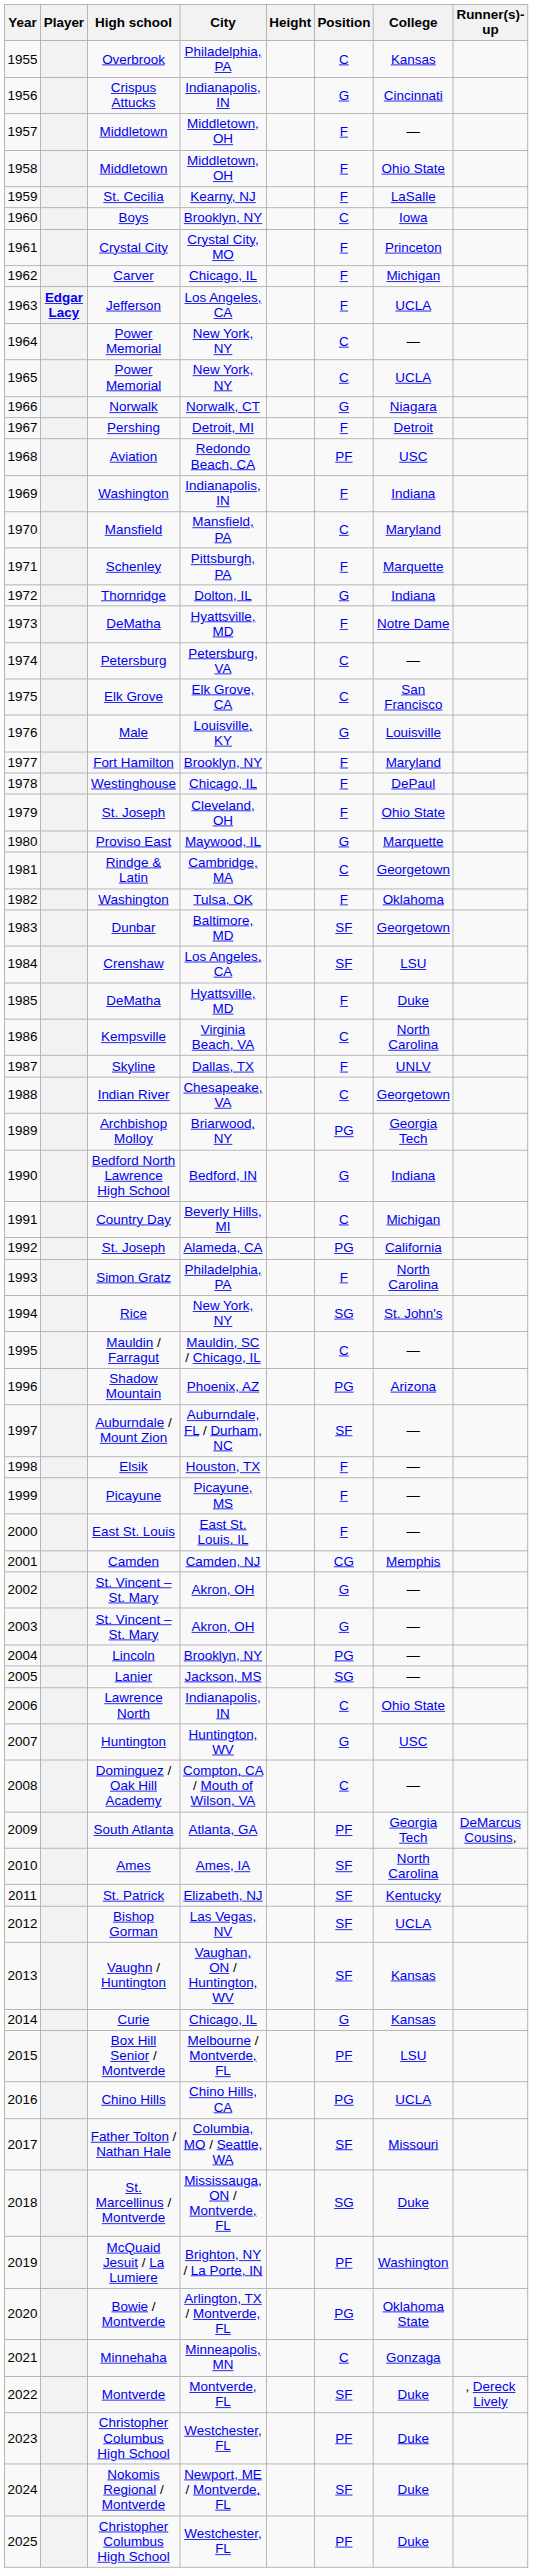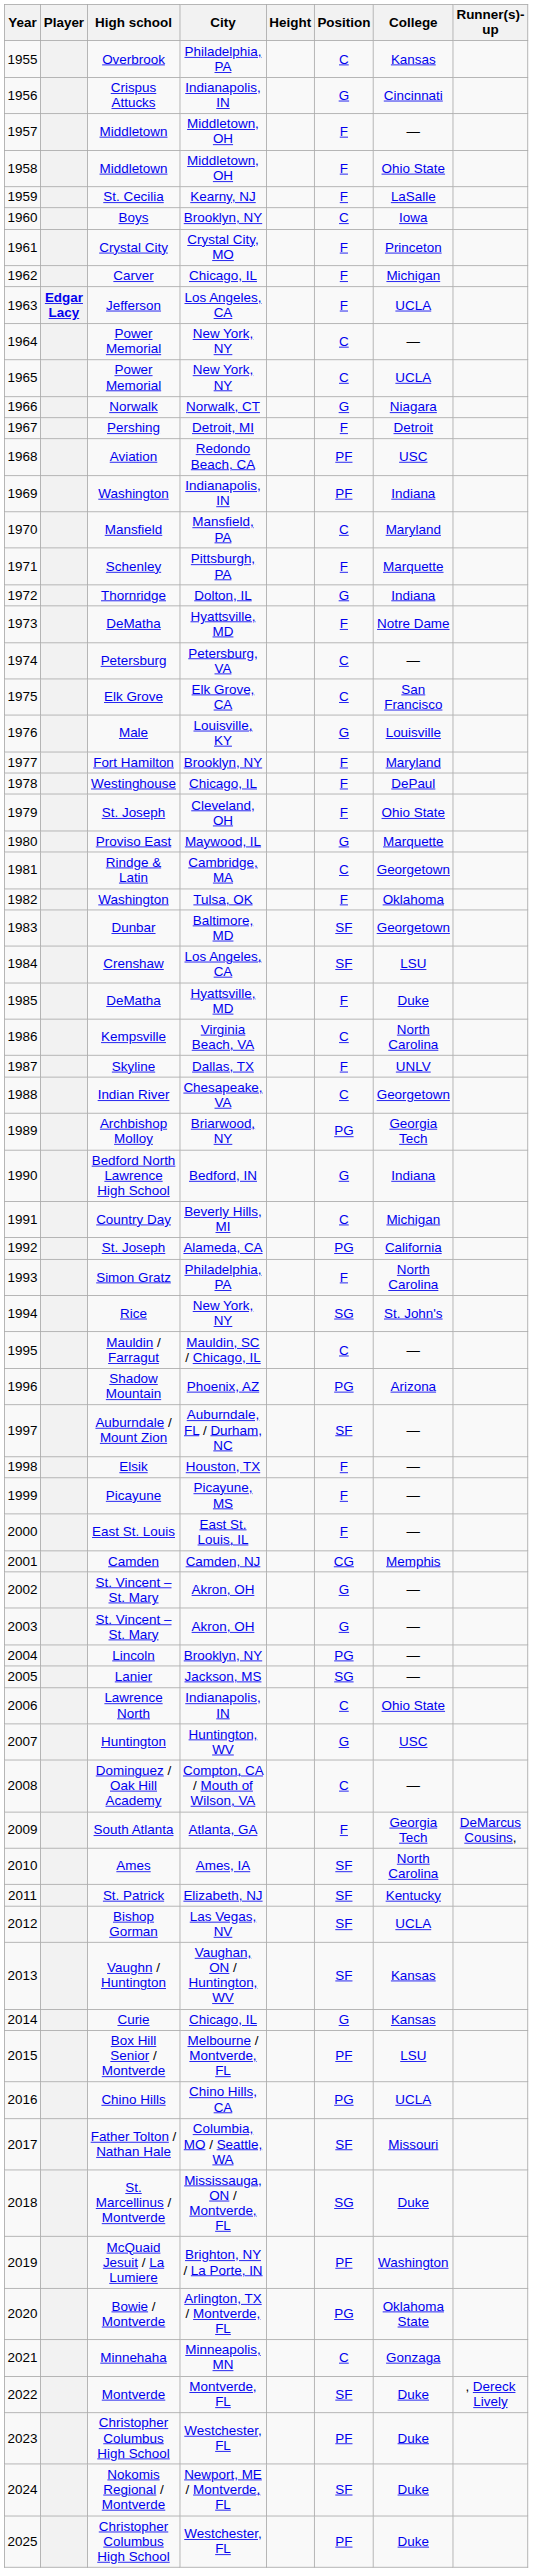(344, 493) F -> (344, 493) PF
(344, 1830) PF -> (344, 1830) F
